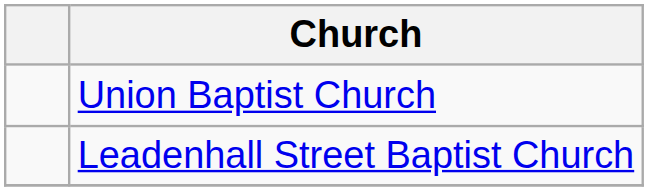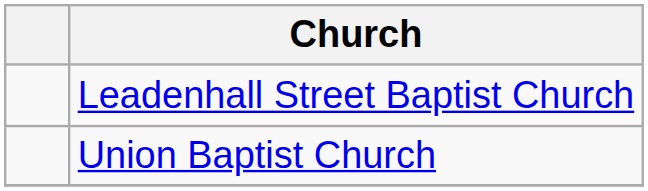rows swapped: (356, 154) <-> (257, 94)
